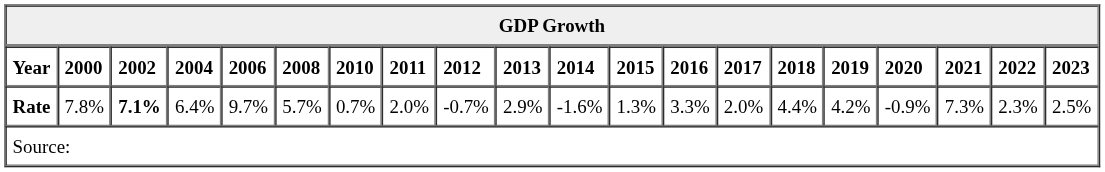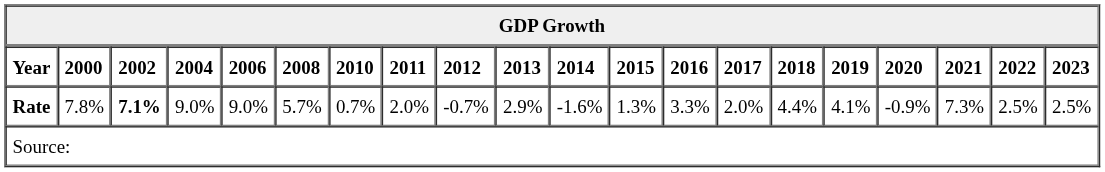(195, 107) 6.4% -> (195, 107) 9.0%
(248, 107) 9.7% -> (248, 107) 9.0%
(851, 107) 4.2% -> (851, 107) 4.1%
(1018, 107) 2.3% -> (1018, 107) 2.5%
